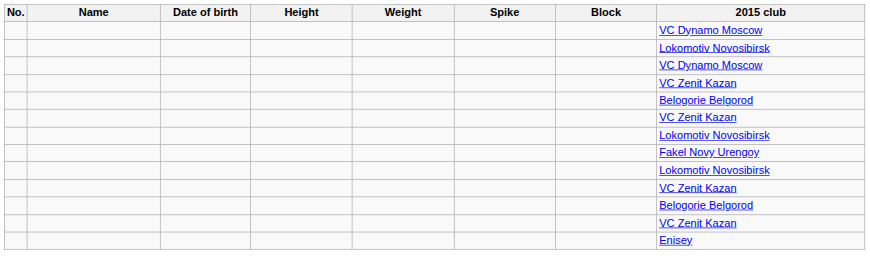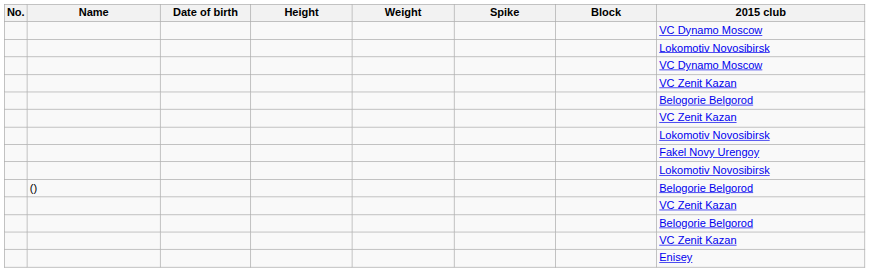+ row: (16, 188)
